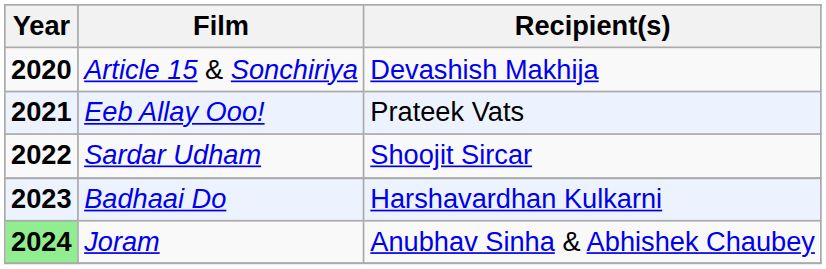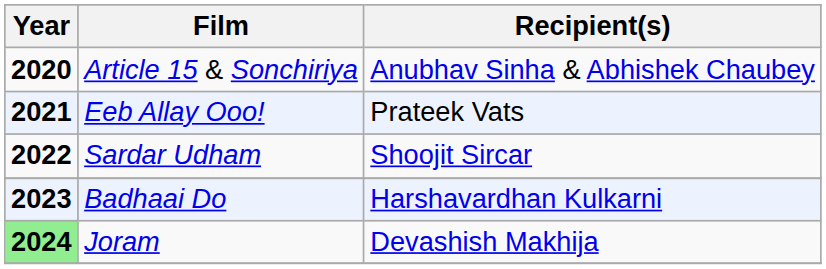(484, 69) Devashish Makhija -> (593, 69) Anubhav Sinha & Abhishek Chaubey
(593, 241) Anubhav Sinha & Abhishek Chaubey -> (484, 241) Devashish Makhija
